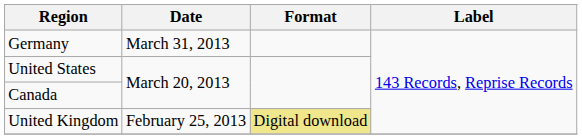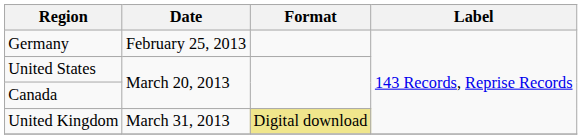(178, 43) March 31, 2013 -> (186, 43) February 25, 2013
(186, 120) February 25, 2013 -> (178, 120) March 31, 2013
